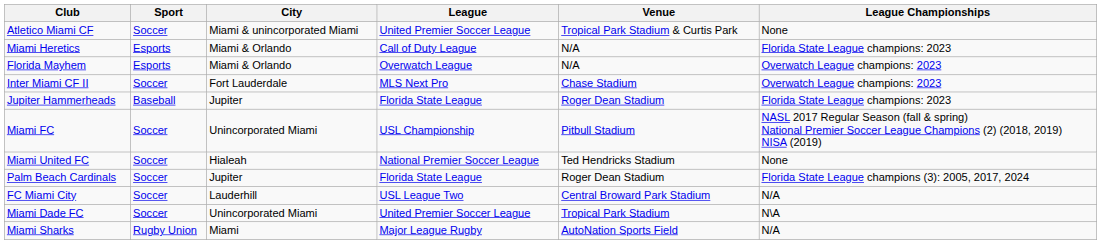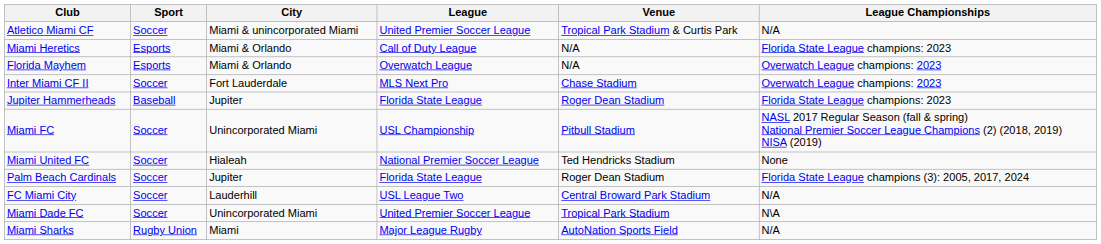(775, 30) None -> (771, 30) N/A
